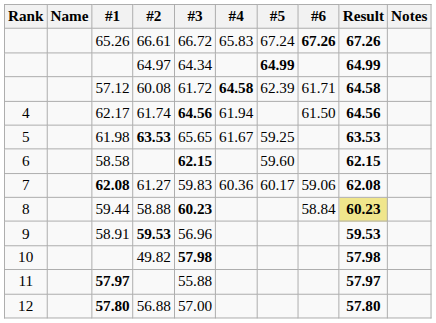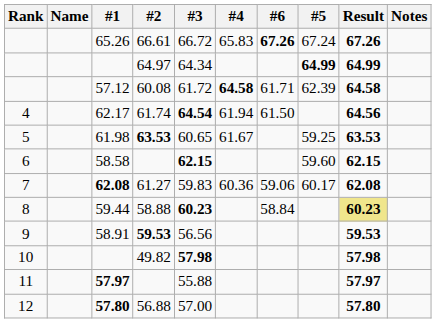columns swapped: (277, 16) <-> (319, 16)
(195, 112) 64.56 -> (195, 112) 64.54
(195, 137) 65.65 -> (195, 137) 60.65
(195, 233) 56.96 -> (195, 233) 56.56
